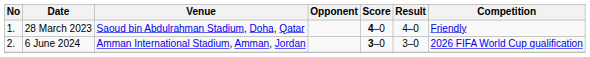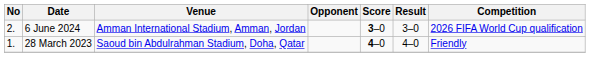rows swapped: (58, 28) <-> (52, 44)
